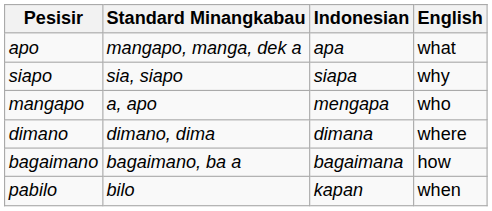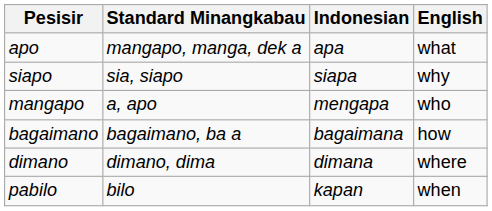rows swapped: (38, 133) <-> (53, 162)
